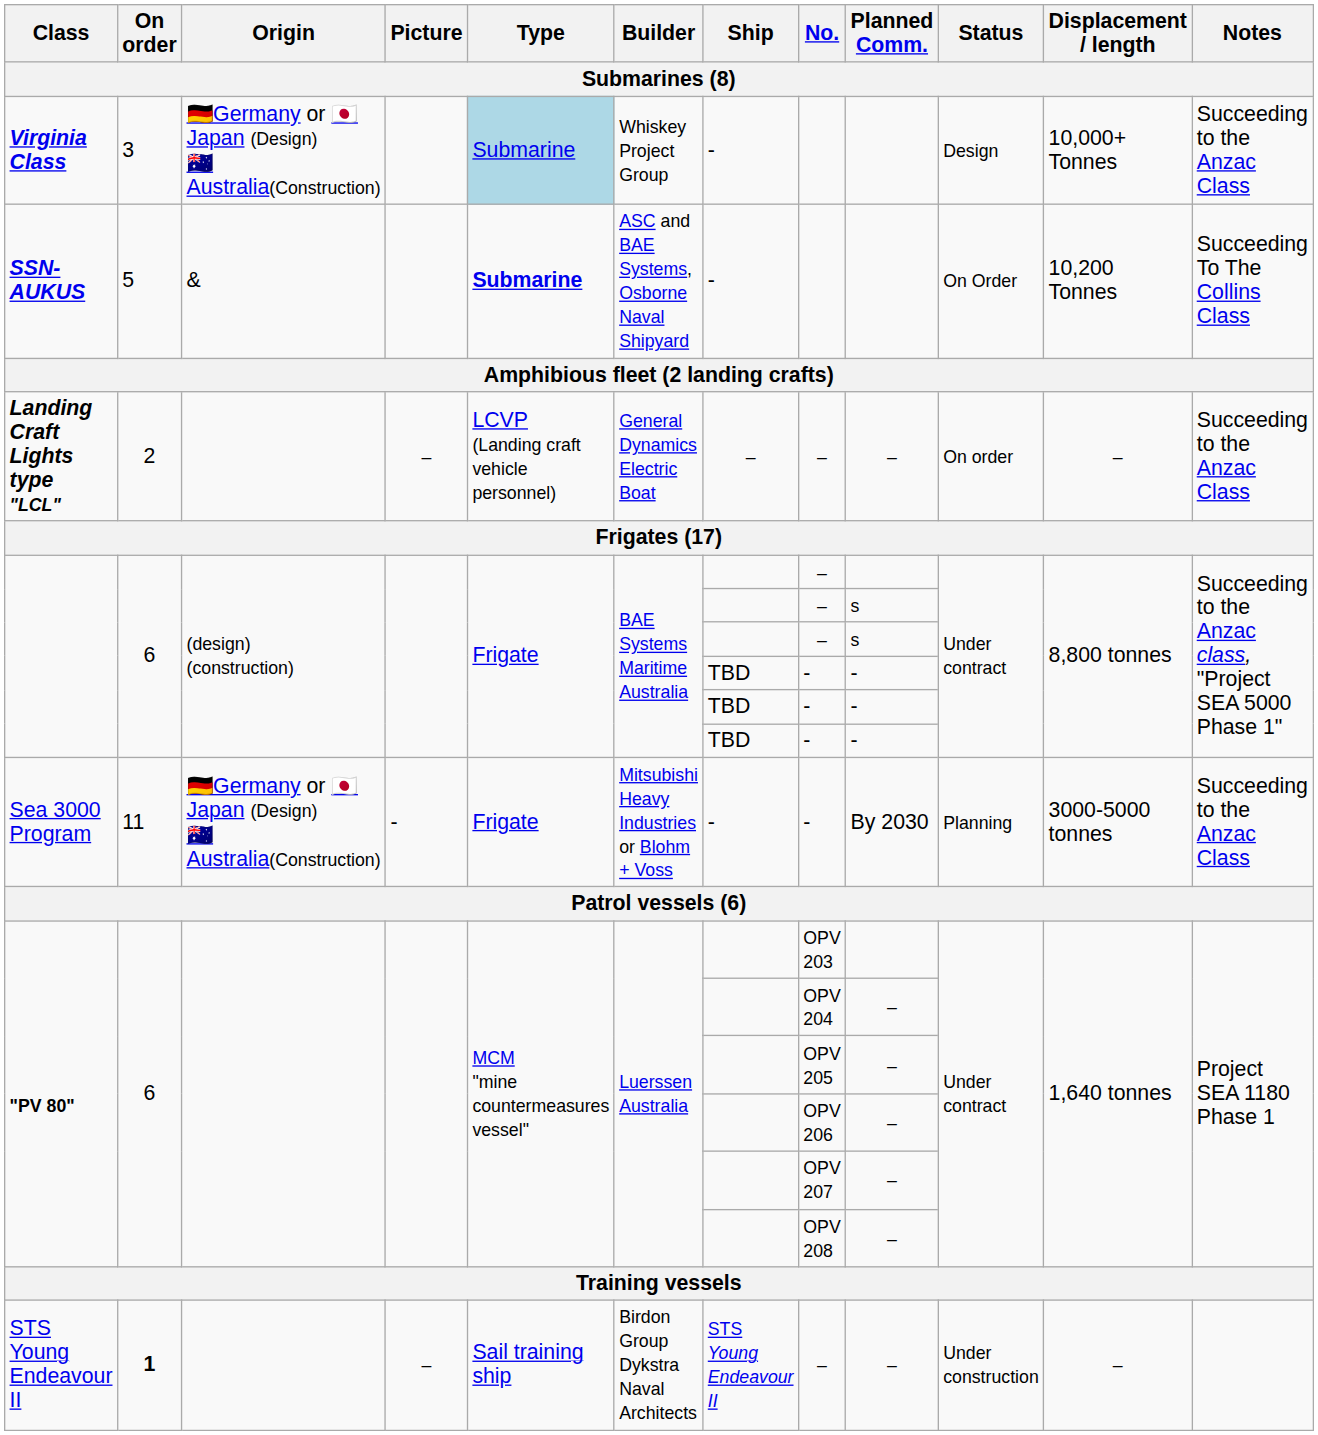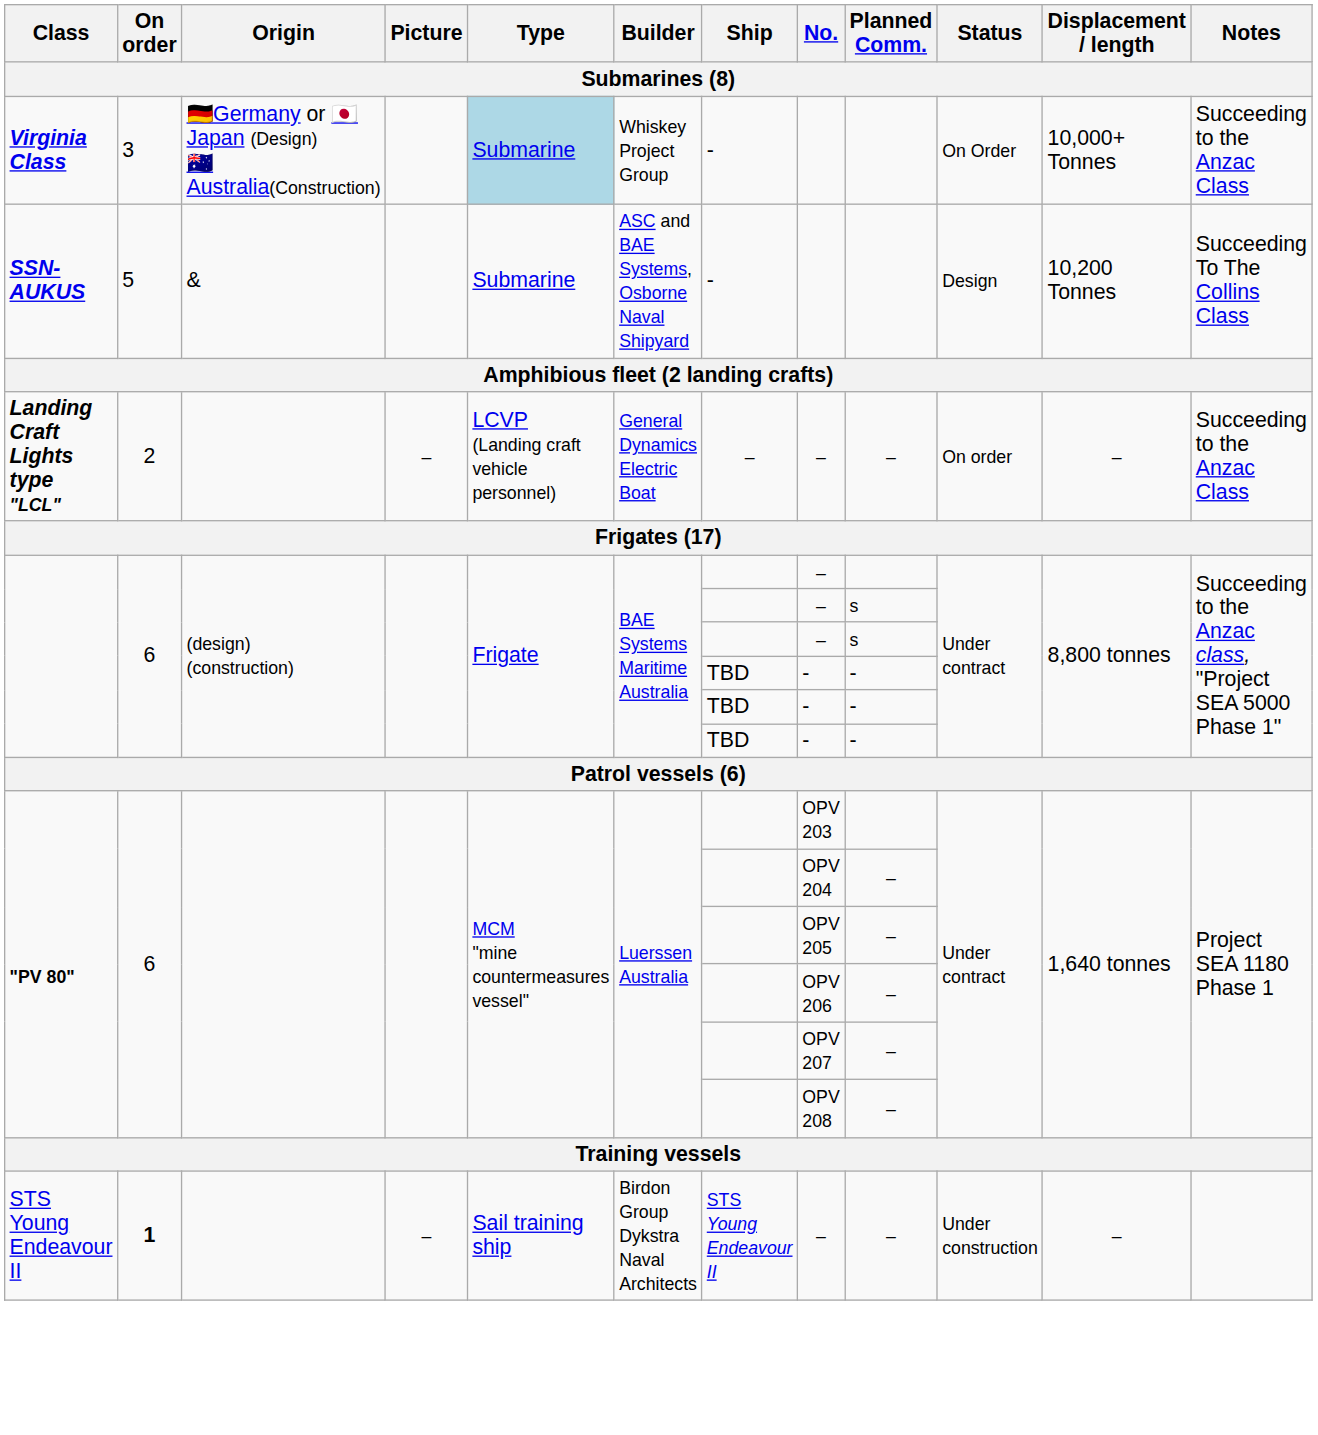(971, 151) Design -> (979, 151) On Order
(527, 280) bold -> (524, 280) normal
(980, 282) On Order -> (970, 282) Design
- row: (55, 821)
